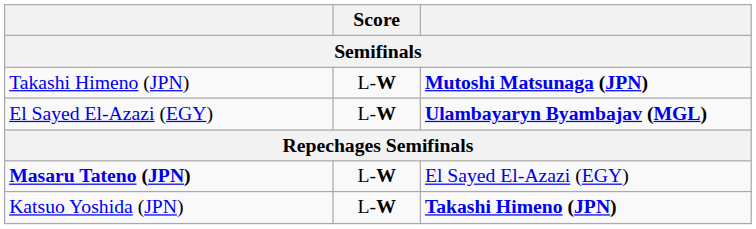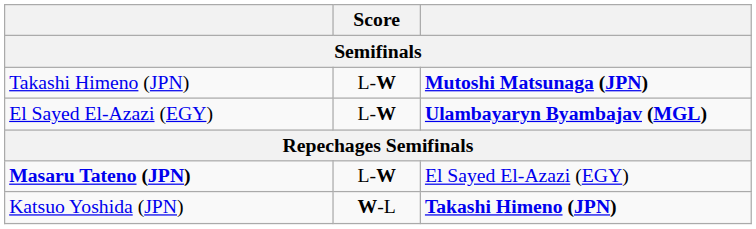(377, 207) L-W -> (377, 207) W-L
